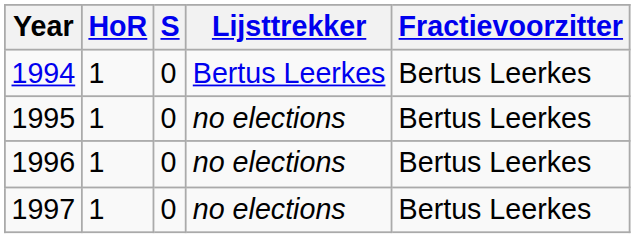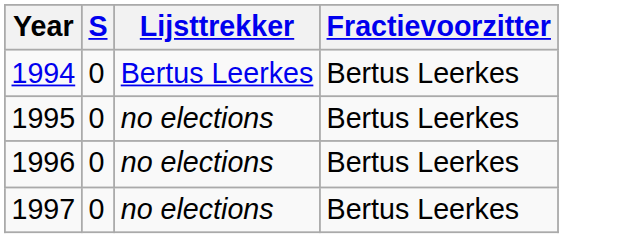- column: (118, 27)
